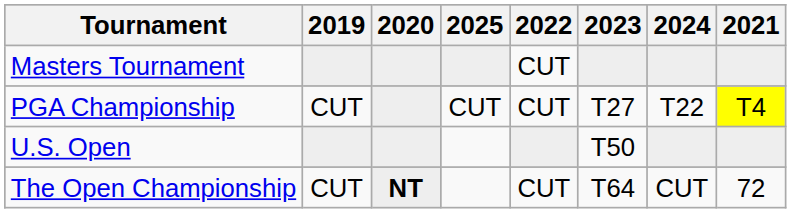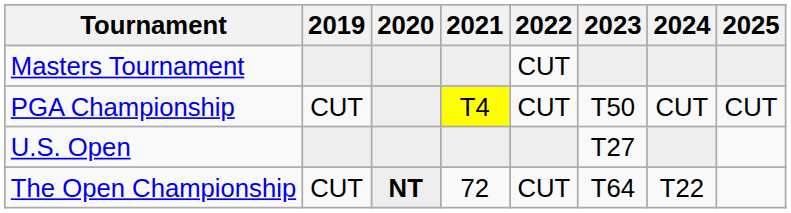columns swapped: (751, 25) <-> (475, 25)
(613, 107) T27 -> (613, 107) T50
(682, 107) T22 -> (682, 107) CUT
(613, 147) T50 -> (613, 147) T27
(682, 188) CUT -> (682, 188) T22
